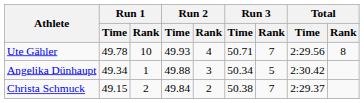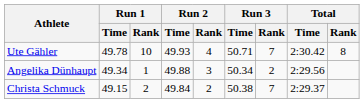(307, 51) 2:29.56 -> (307, 51) 2:30.42
(272, 70) 5 -> (272, 70) 2
(307, 70) 2:30.42 -> (307, 70) 2:29.56
